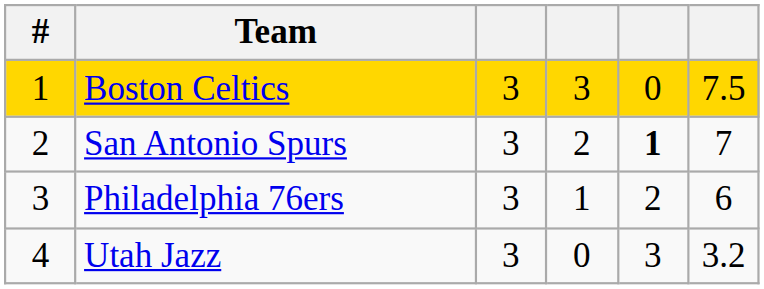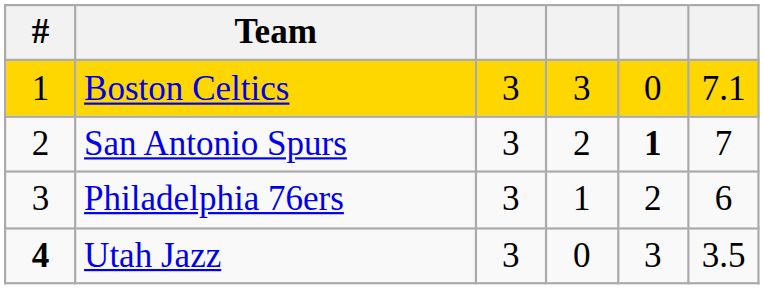(724, 87) 7.5 -> (724, 87) 7.1
(41, 254) normal -> (41, 254) bold
(724, 254) 3.2 -> (724, 254) 3.5
